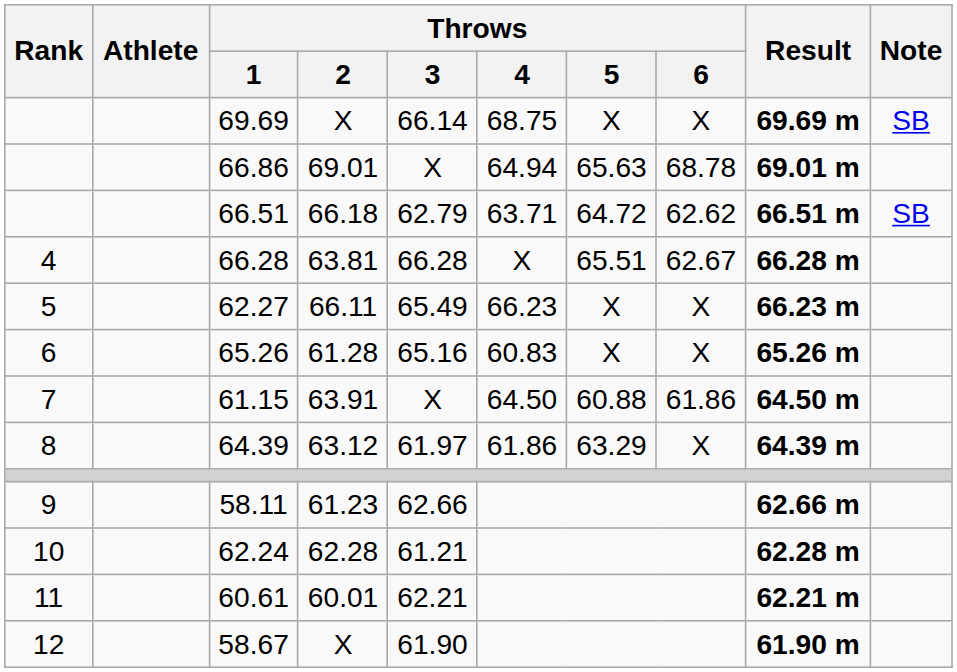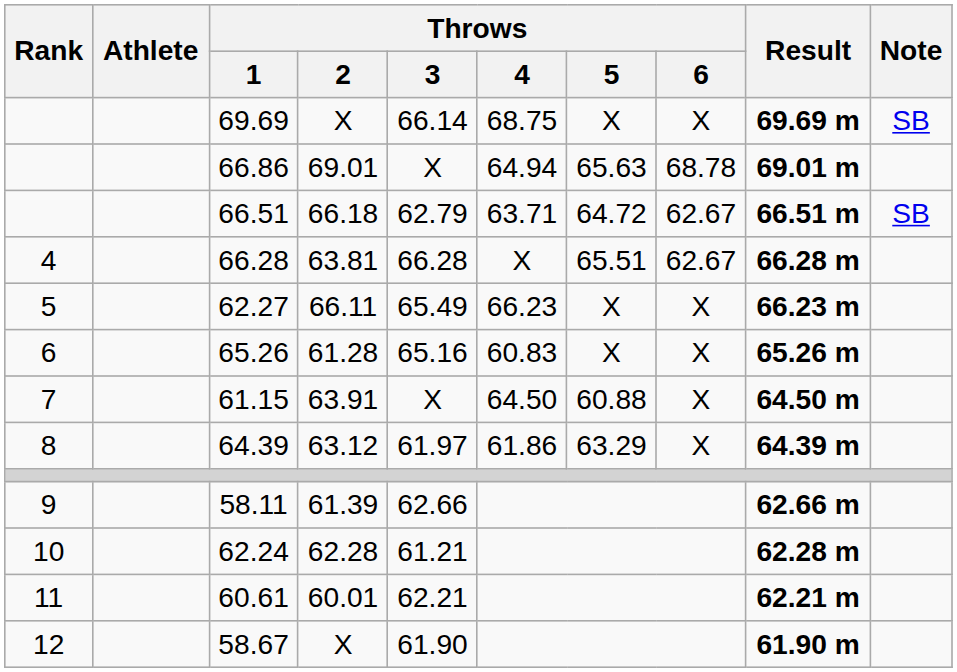(701, 213) 62.62 -> (701, 213) 62.67
(701, 398) 61.86 -> (701, 398) X
(343, 504) 61.23 -> (343, 504) 61.39
